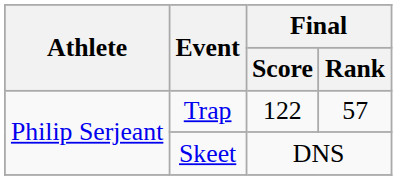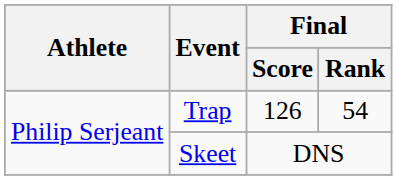(282, 111) 122 -> (282, 111) 126
(355, 111) 57 -> (355, 111) 54
